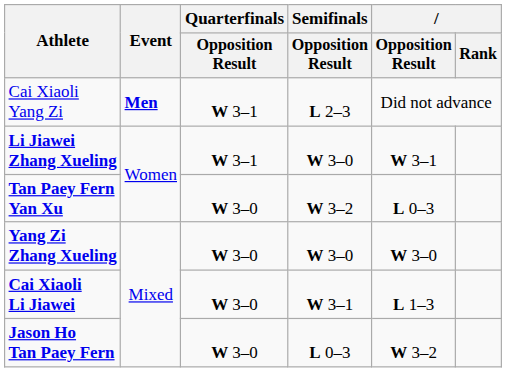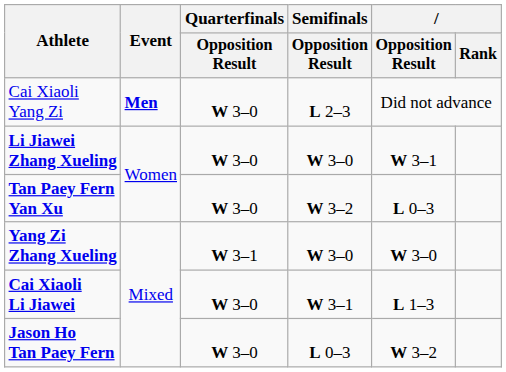(234, 112) W 3–1 -> (234, 112) W 3–0
(234, 160) W 3–1 -> (234, 160) W 3–0
(234, 256) W 3–0 -> (234, 256) W 3–1
